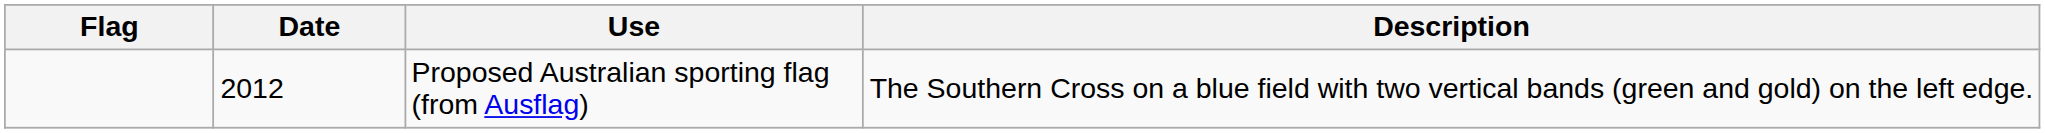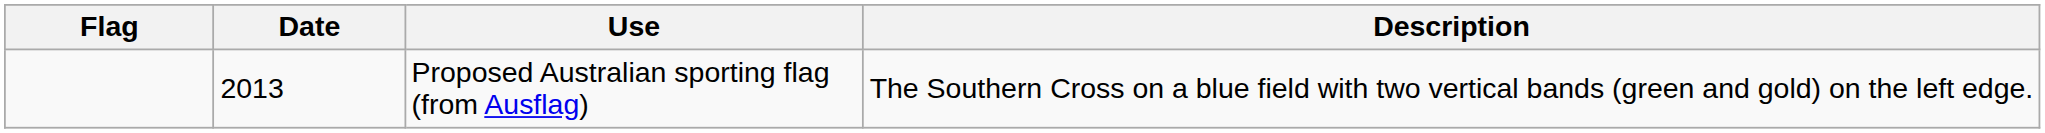(252, 88) 2012 -> (252, 88) 2013
